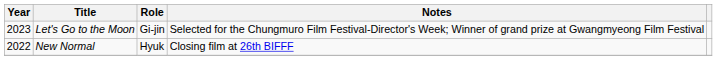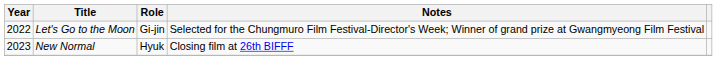(19, 30) 2023 -> (19, 30) 2022
(19, 47) 2022 -> (19, 47) 2023
